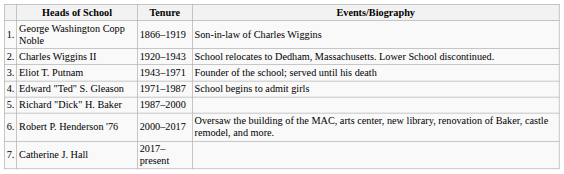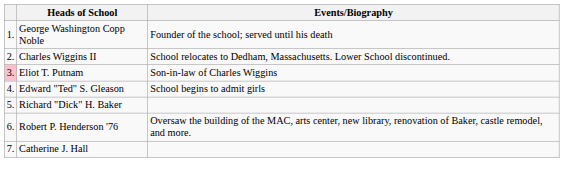- column: (165, 12)
(258, 34) Son-in-law of Charles Wiggins -> (241, 34) Founder of the school; served until his death
(11, 72) no background -> (11, 72) pink background
(286, 72) Founder of the school; served until his death -> (214, 72) Son-in-law of Charles Wiggins
